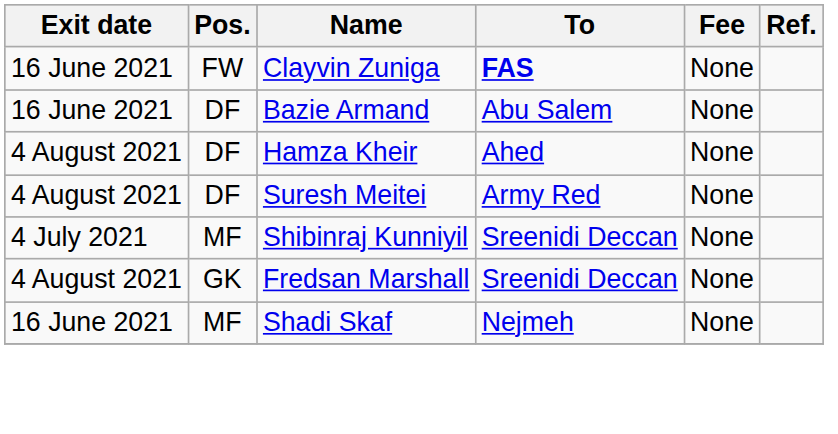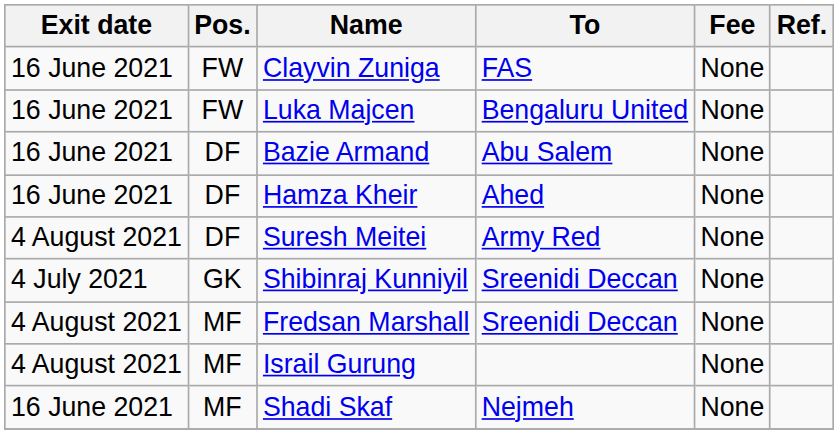(508, 68) bold -> (507, 68) normal
+ row: (339, 110)
(96, 152) 4 August 2021 -> (92, 195) 16 June 2021
(222, 237) MF -> (222, 279) GK
(222, 279) GK -> (222, 322) MF
+ row: (339, 364)
